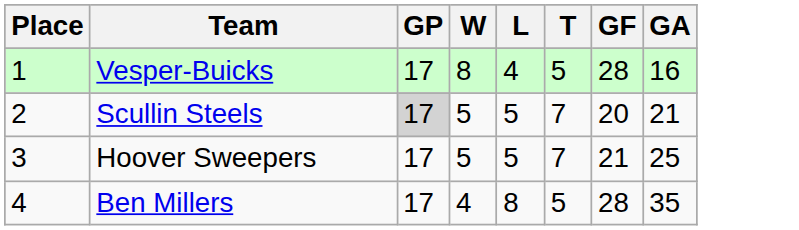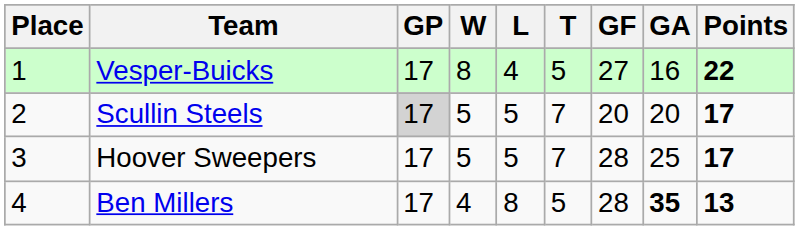+ column: (746, 26)
(613, 70) 28 -> (613, 70) 27
(665, 114) 21 -> (665, 114) 20
(613, 158) 21 -> (613, 158) 28
(665, 202) normal -> (665, 202) bold
